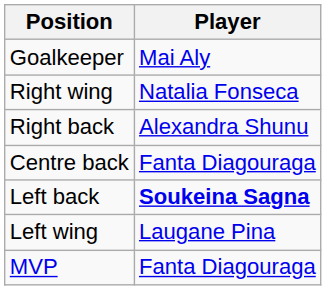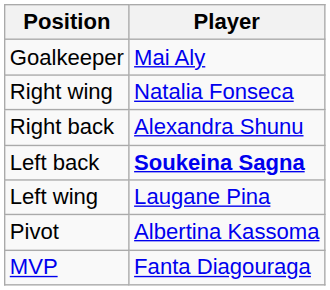- row: (69, 162)
+ row: (34, 232)
